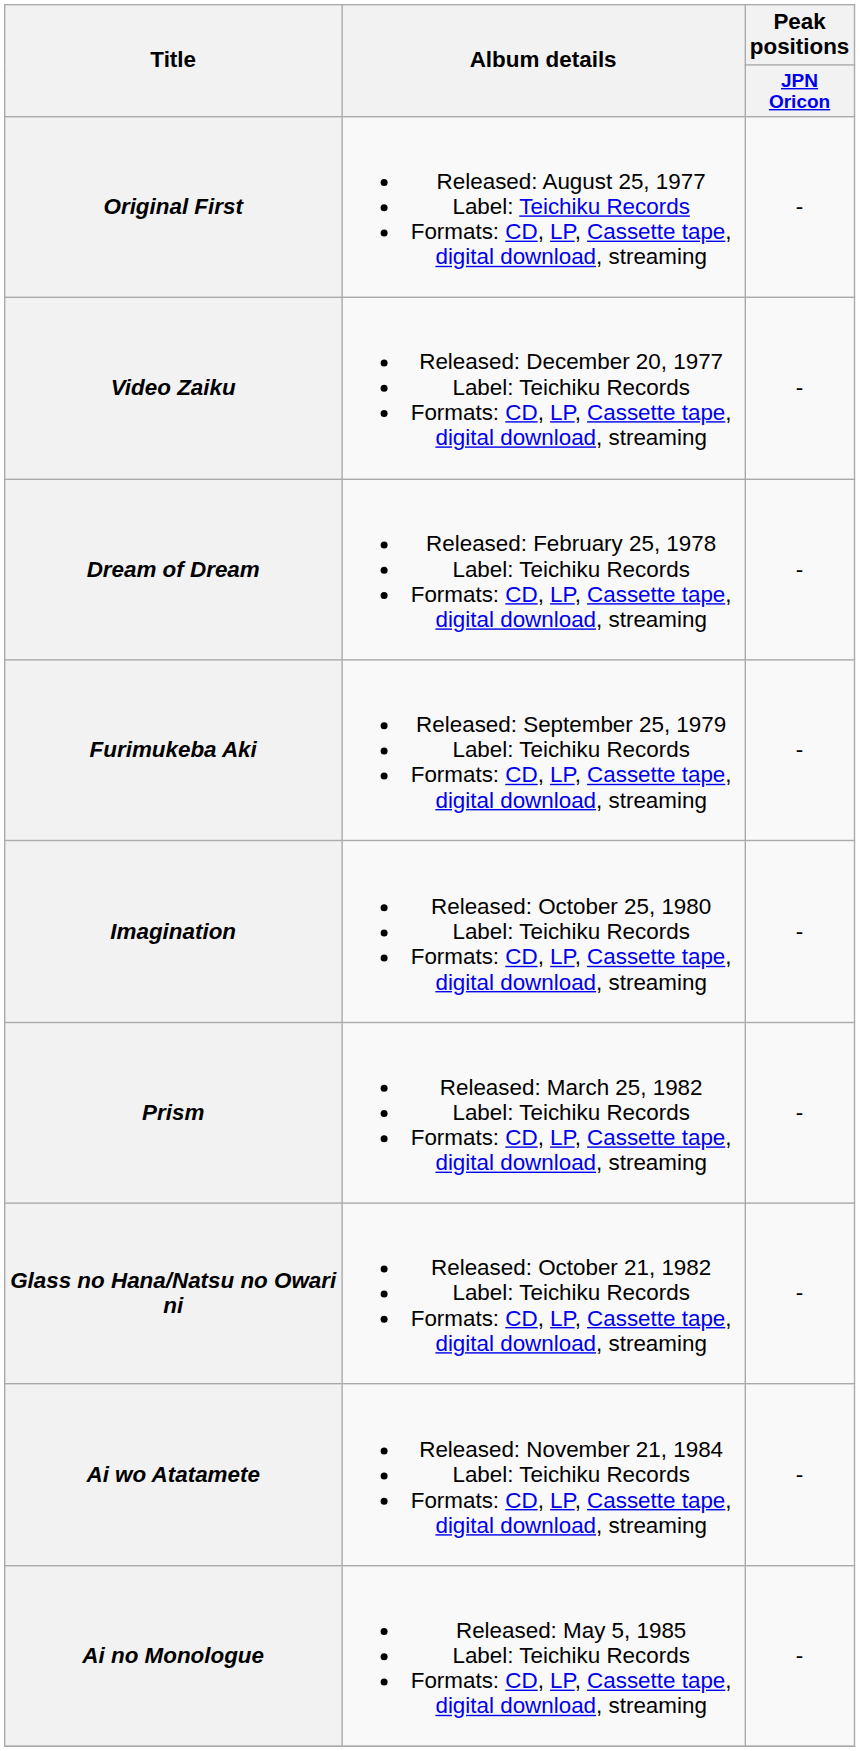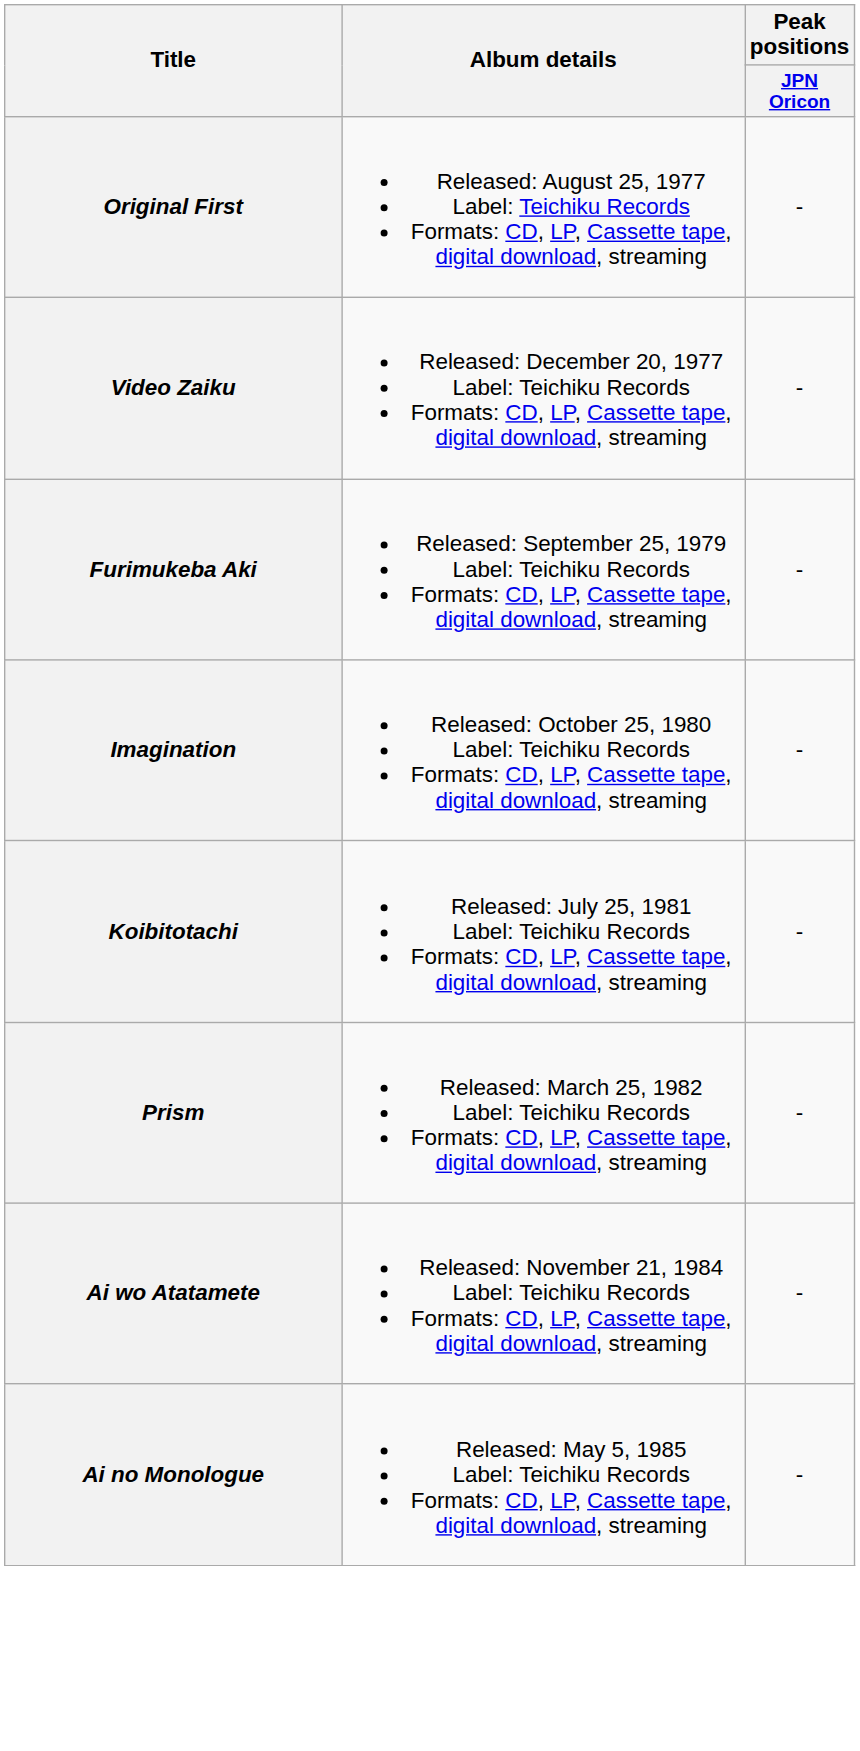- row: (173, 569)
+ row: (173, 931)
- row: (173, 1293)
